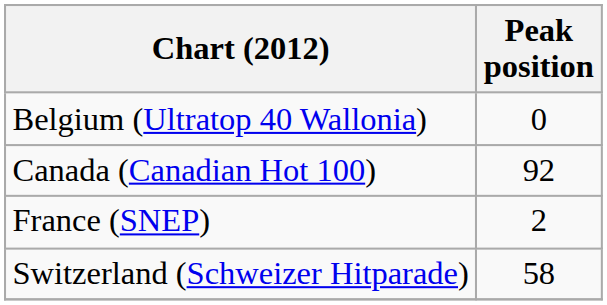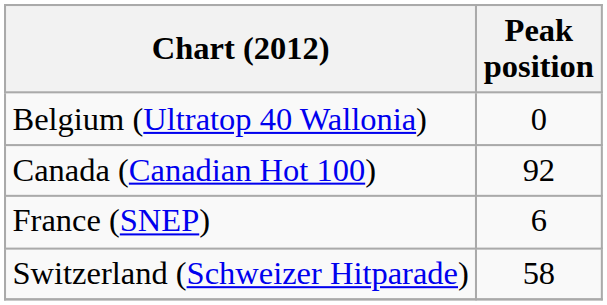(539, 221) 2 -> (539, 221) 6
